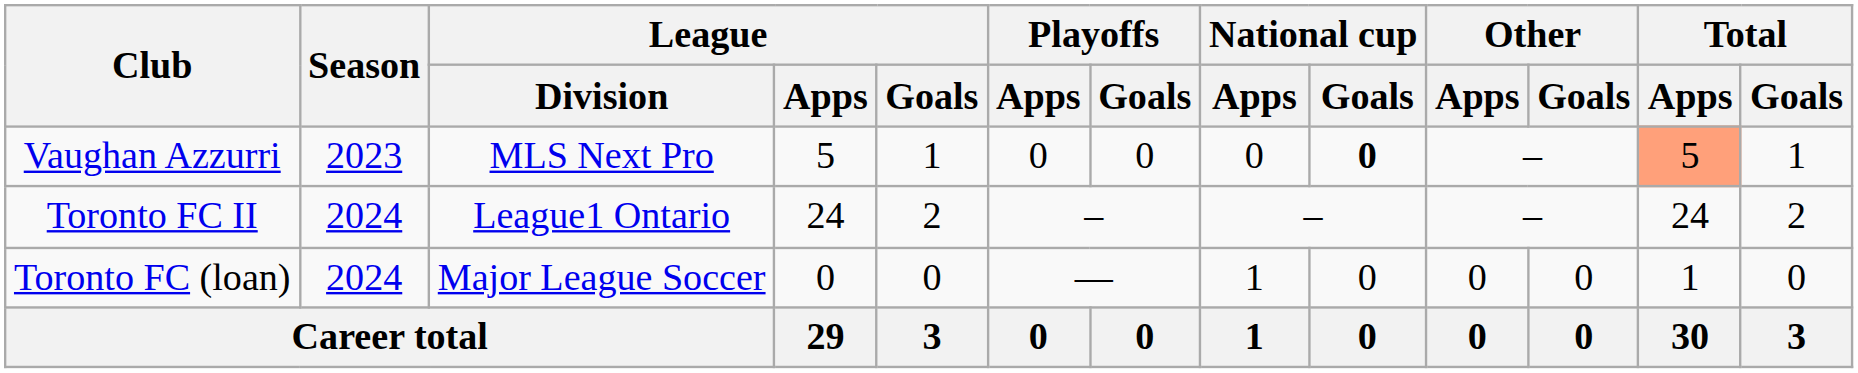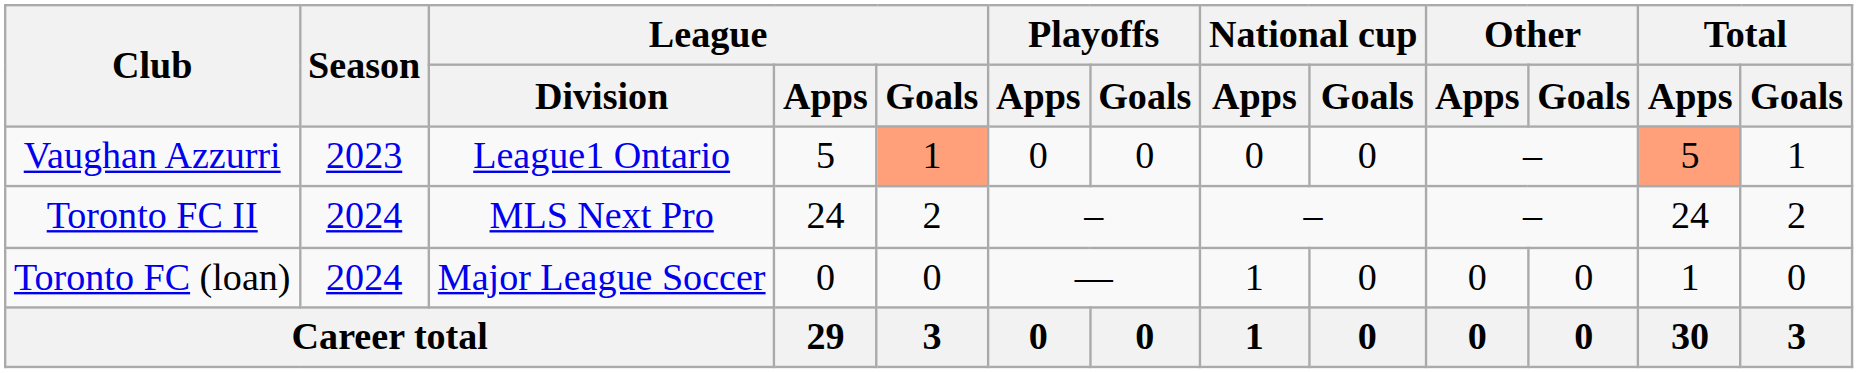(602, 155) MLS Next Pro -> (602, 155) League1 Ontario
(932, 155) no background -> (932, 155) lightsalmon background
(1367, 155) bold -> (1367, 155) normal
(602, 215) League1 Ontario -> (602, 215) MLS Next Pro
